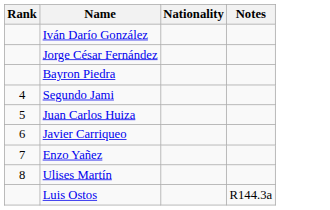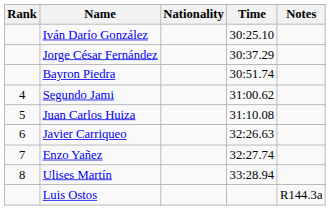+ column: (252, 14)
